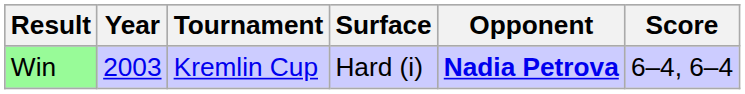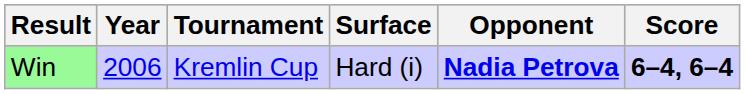(132, 66) 2003 -> (132, 66) 2006
(682, 66) normal -> (682, 66) bold
